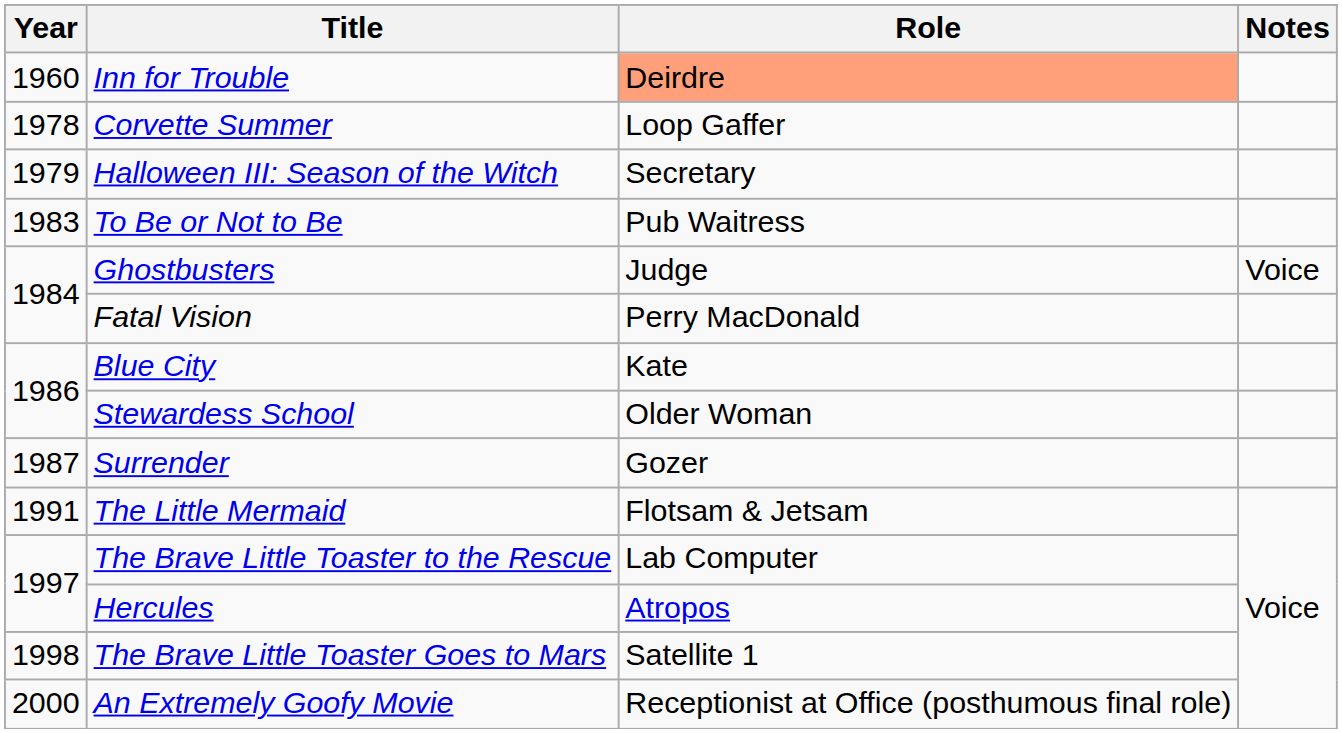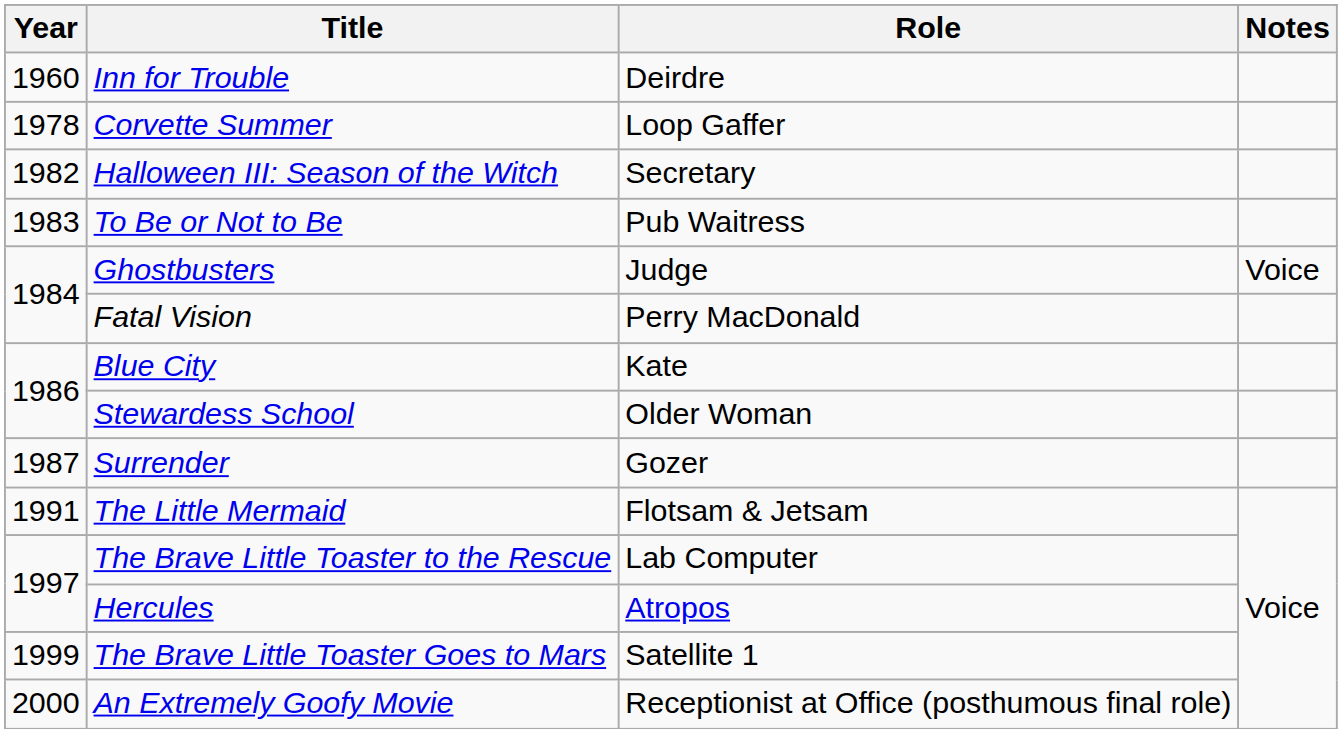(675, 76) lightsalmon background -> (675, 76) no background
(46, 173) 1979 -> (46, 173) 1982
(46, 655) 1998 -> (46, 655) 1999
